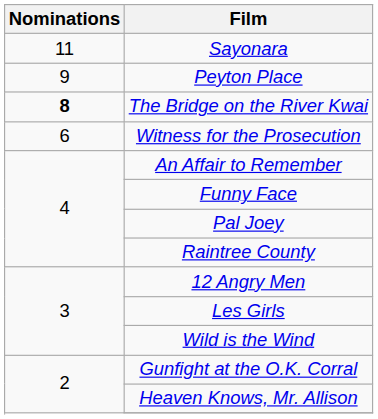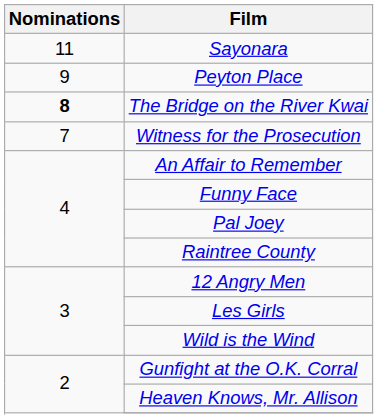(65, 135) 6 -> (65, 135) 7
